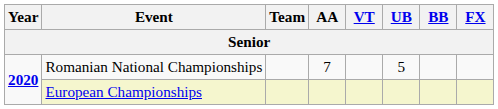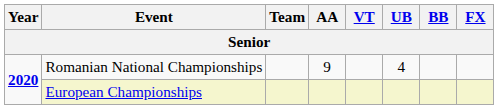(327, 67) 7 -> (327, 67) 9
(401, 67) 5 -> (401, 67) 4
